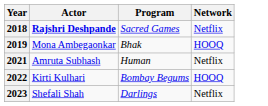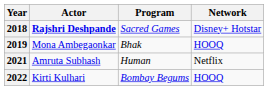(208, 28) Netflix -> (228, 28) Disney+ Hotstar
- row: (17, 93)
